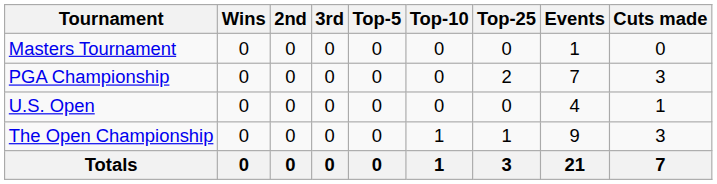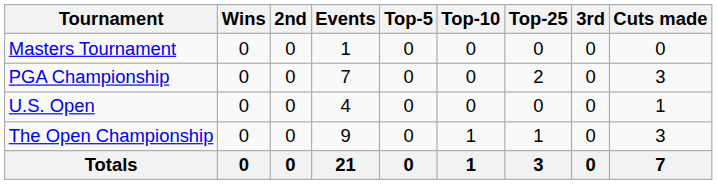columns swapped: (330, 19) <-> (575, 19)
